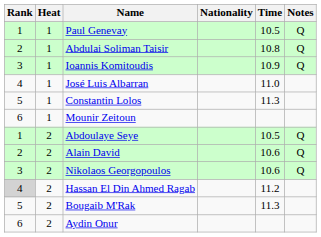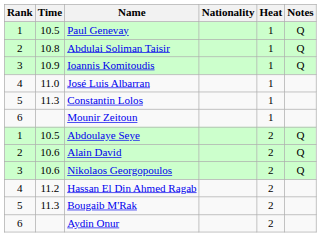columns swapped: (49, 13) <-> (270, 13)
(20, 188) lightgrey background -> (20, 188) no background
